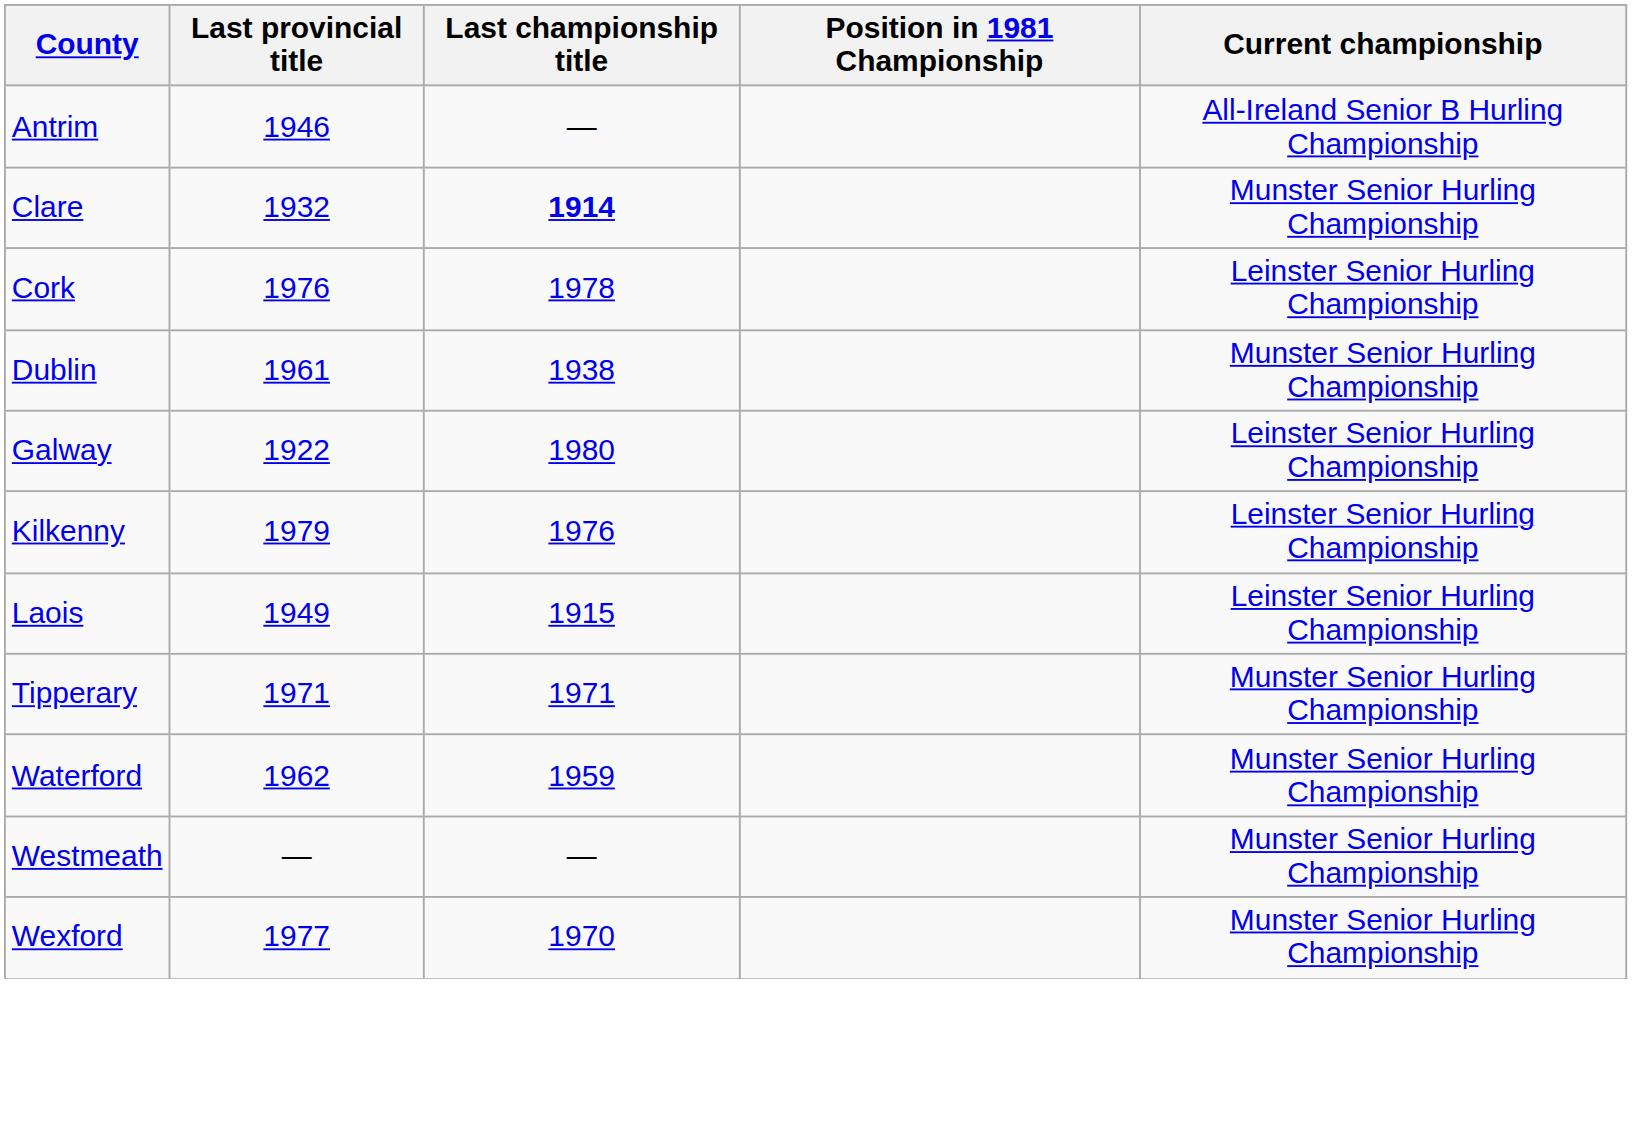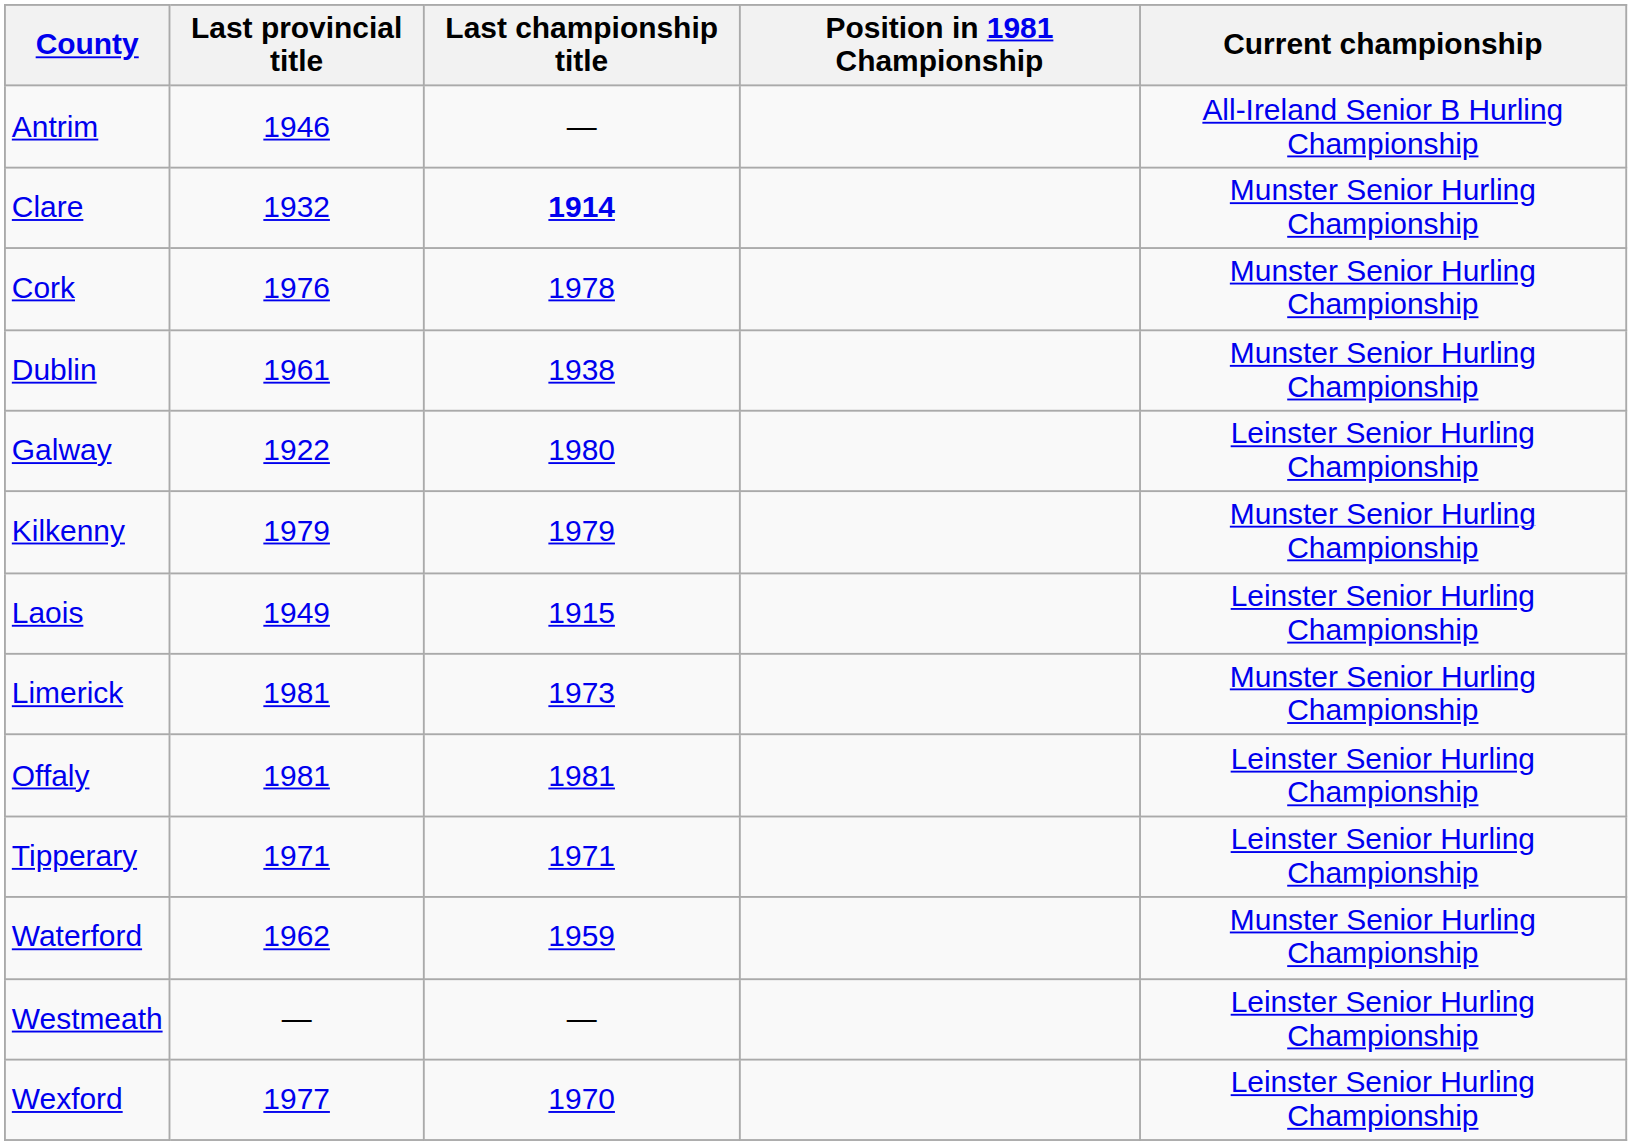(1383, 288) Leinster Senior Hurling Championship -> (1383, 288) Munster Senior Hurling Championship
(582, 531) 1976 -> (582, 531) 1979
(1383, 531) Leinster Senior Hurling Championship -> (1383, 531) Munster Senior Hurling Championship
+ row: (68, 693)
+ row: (51, 775)
(1383, 693) Munster Senior Hurling Championship -> (1383, 856) Leinster Senior Hurling Championship
(1383, 856) Munster Senior Hurling Championship -> (1383, 1018) Leinster Senior Hurling Championship
(1383, 937) Munster Senior Hurling Championship -> (1383, 1099) Leinster Senior Hurling Championship
